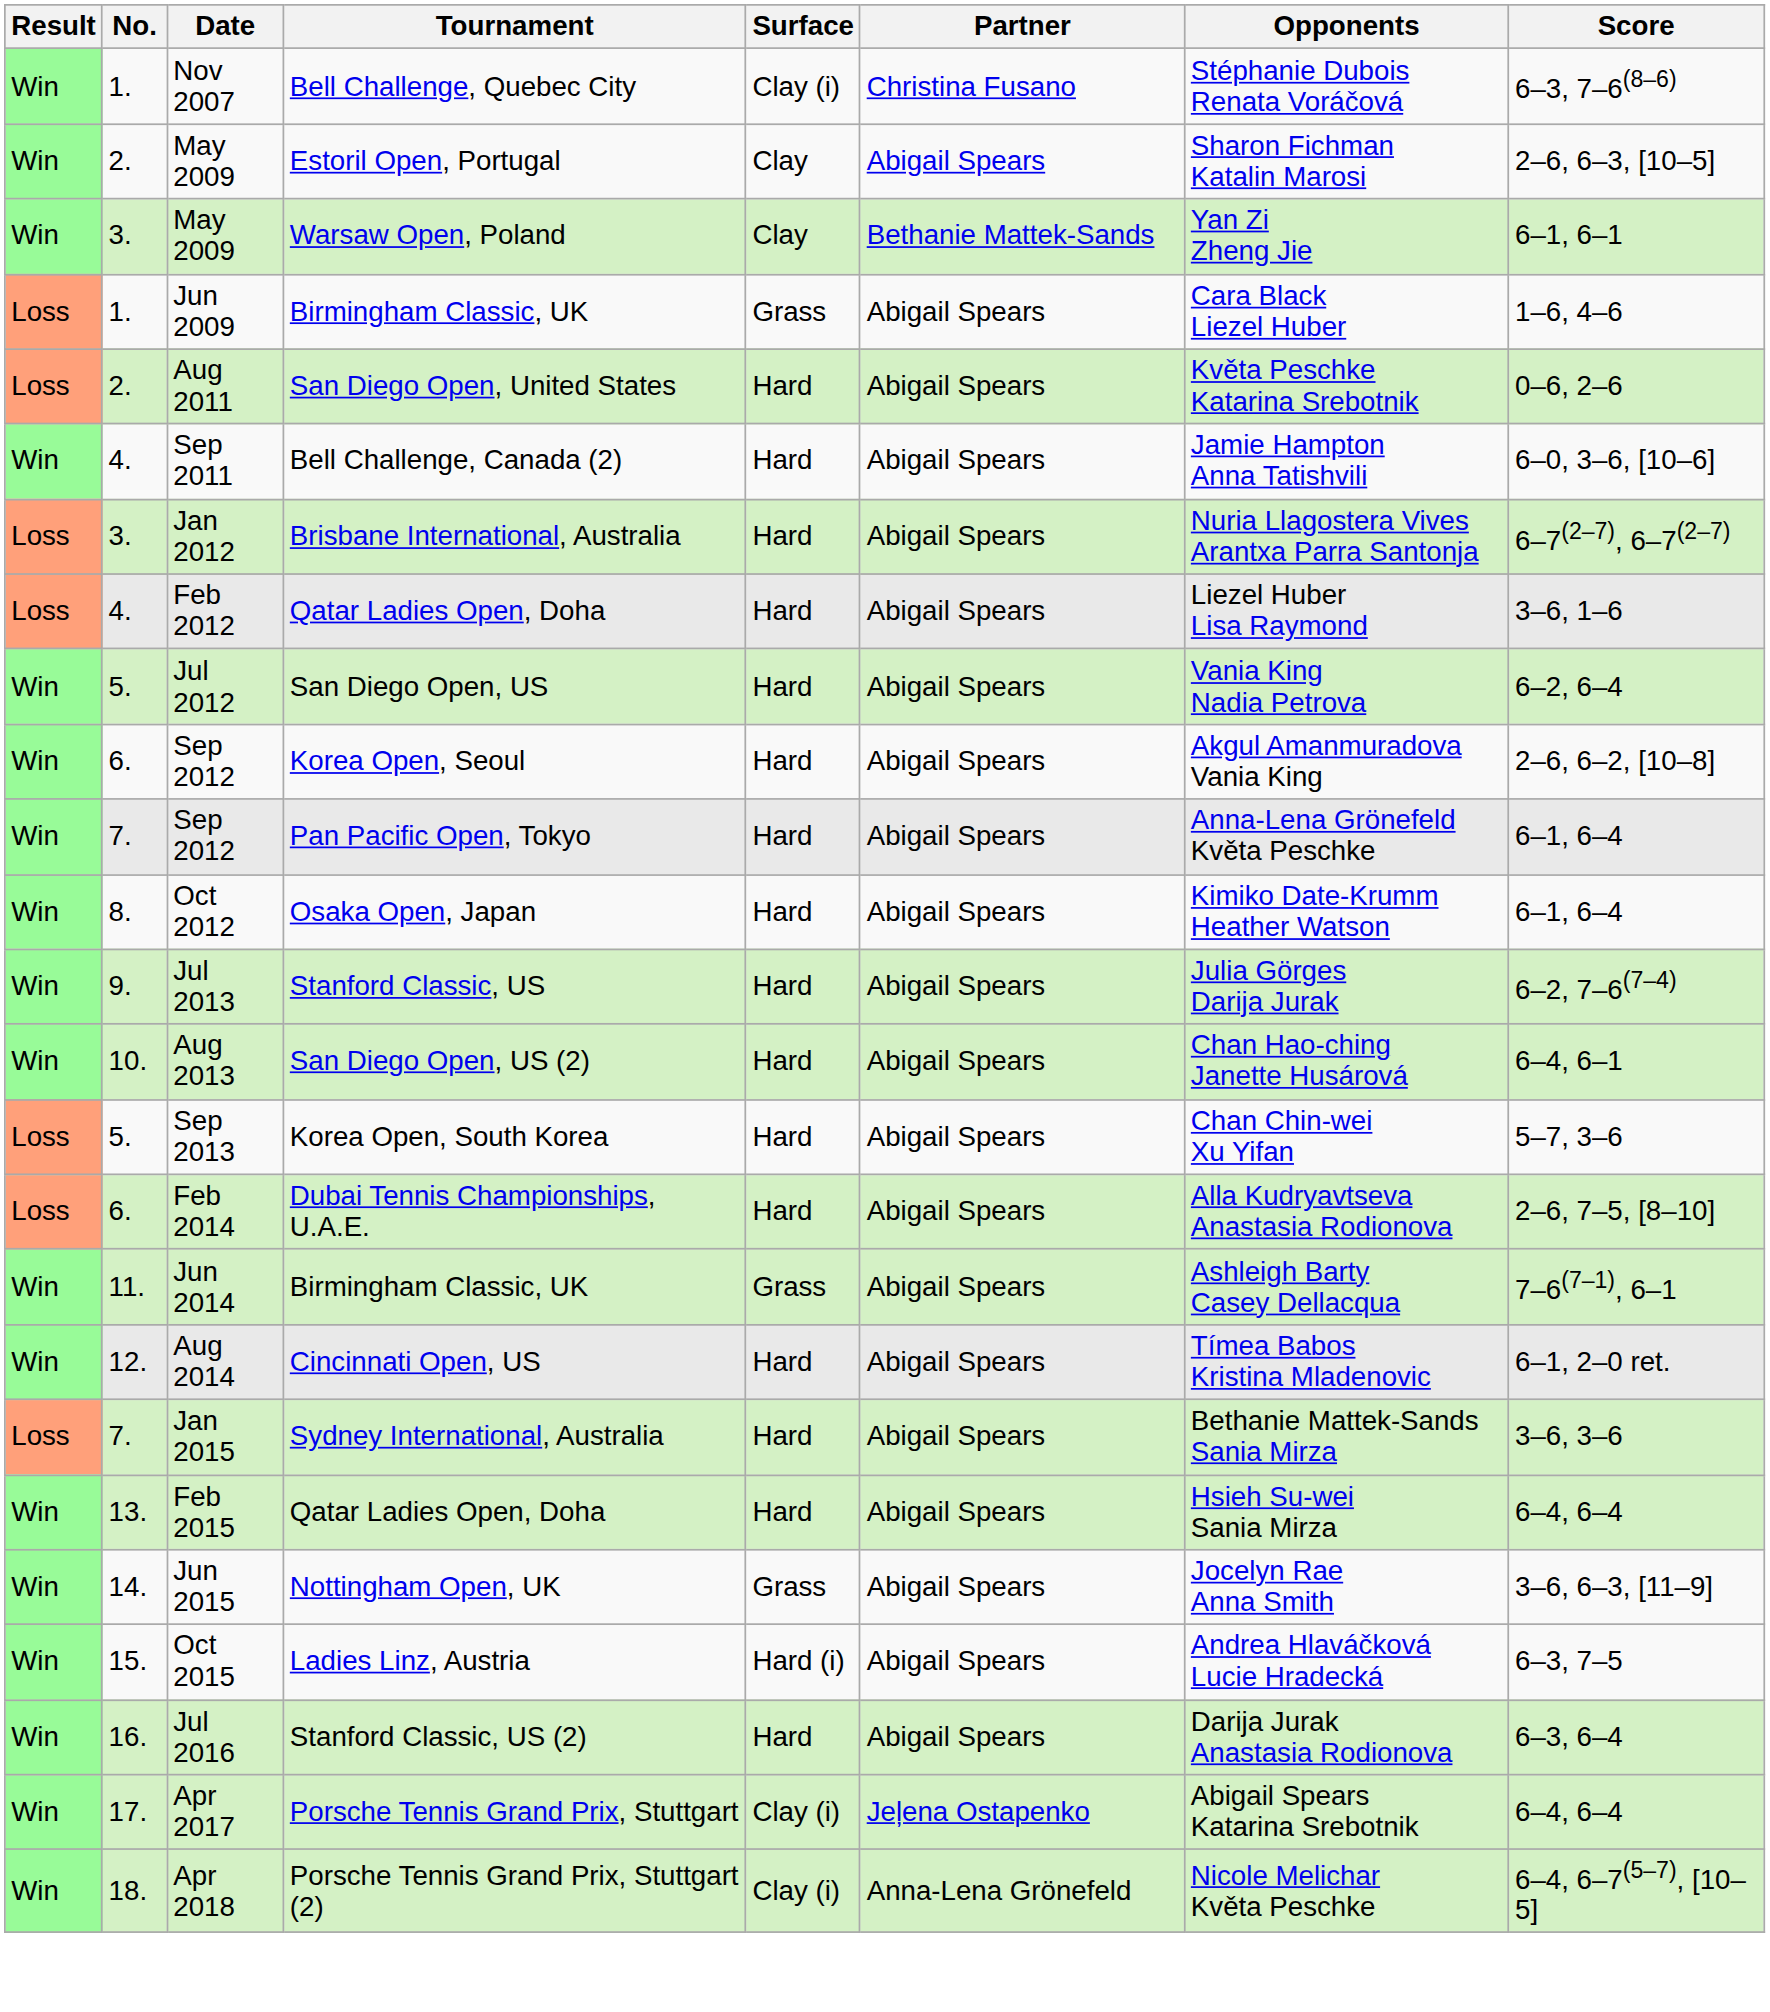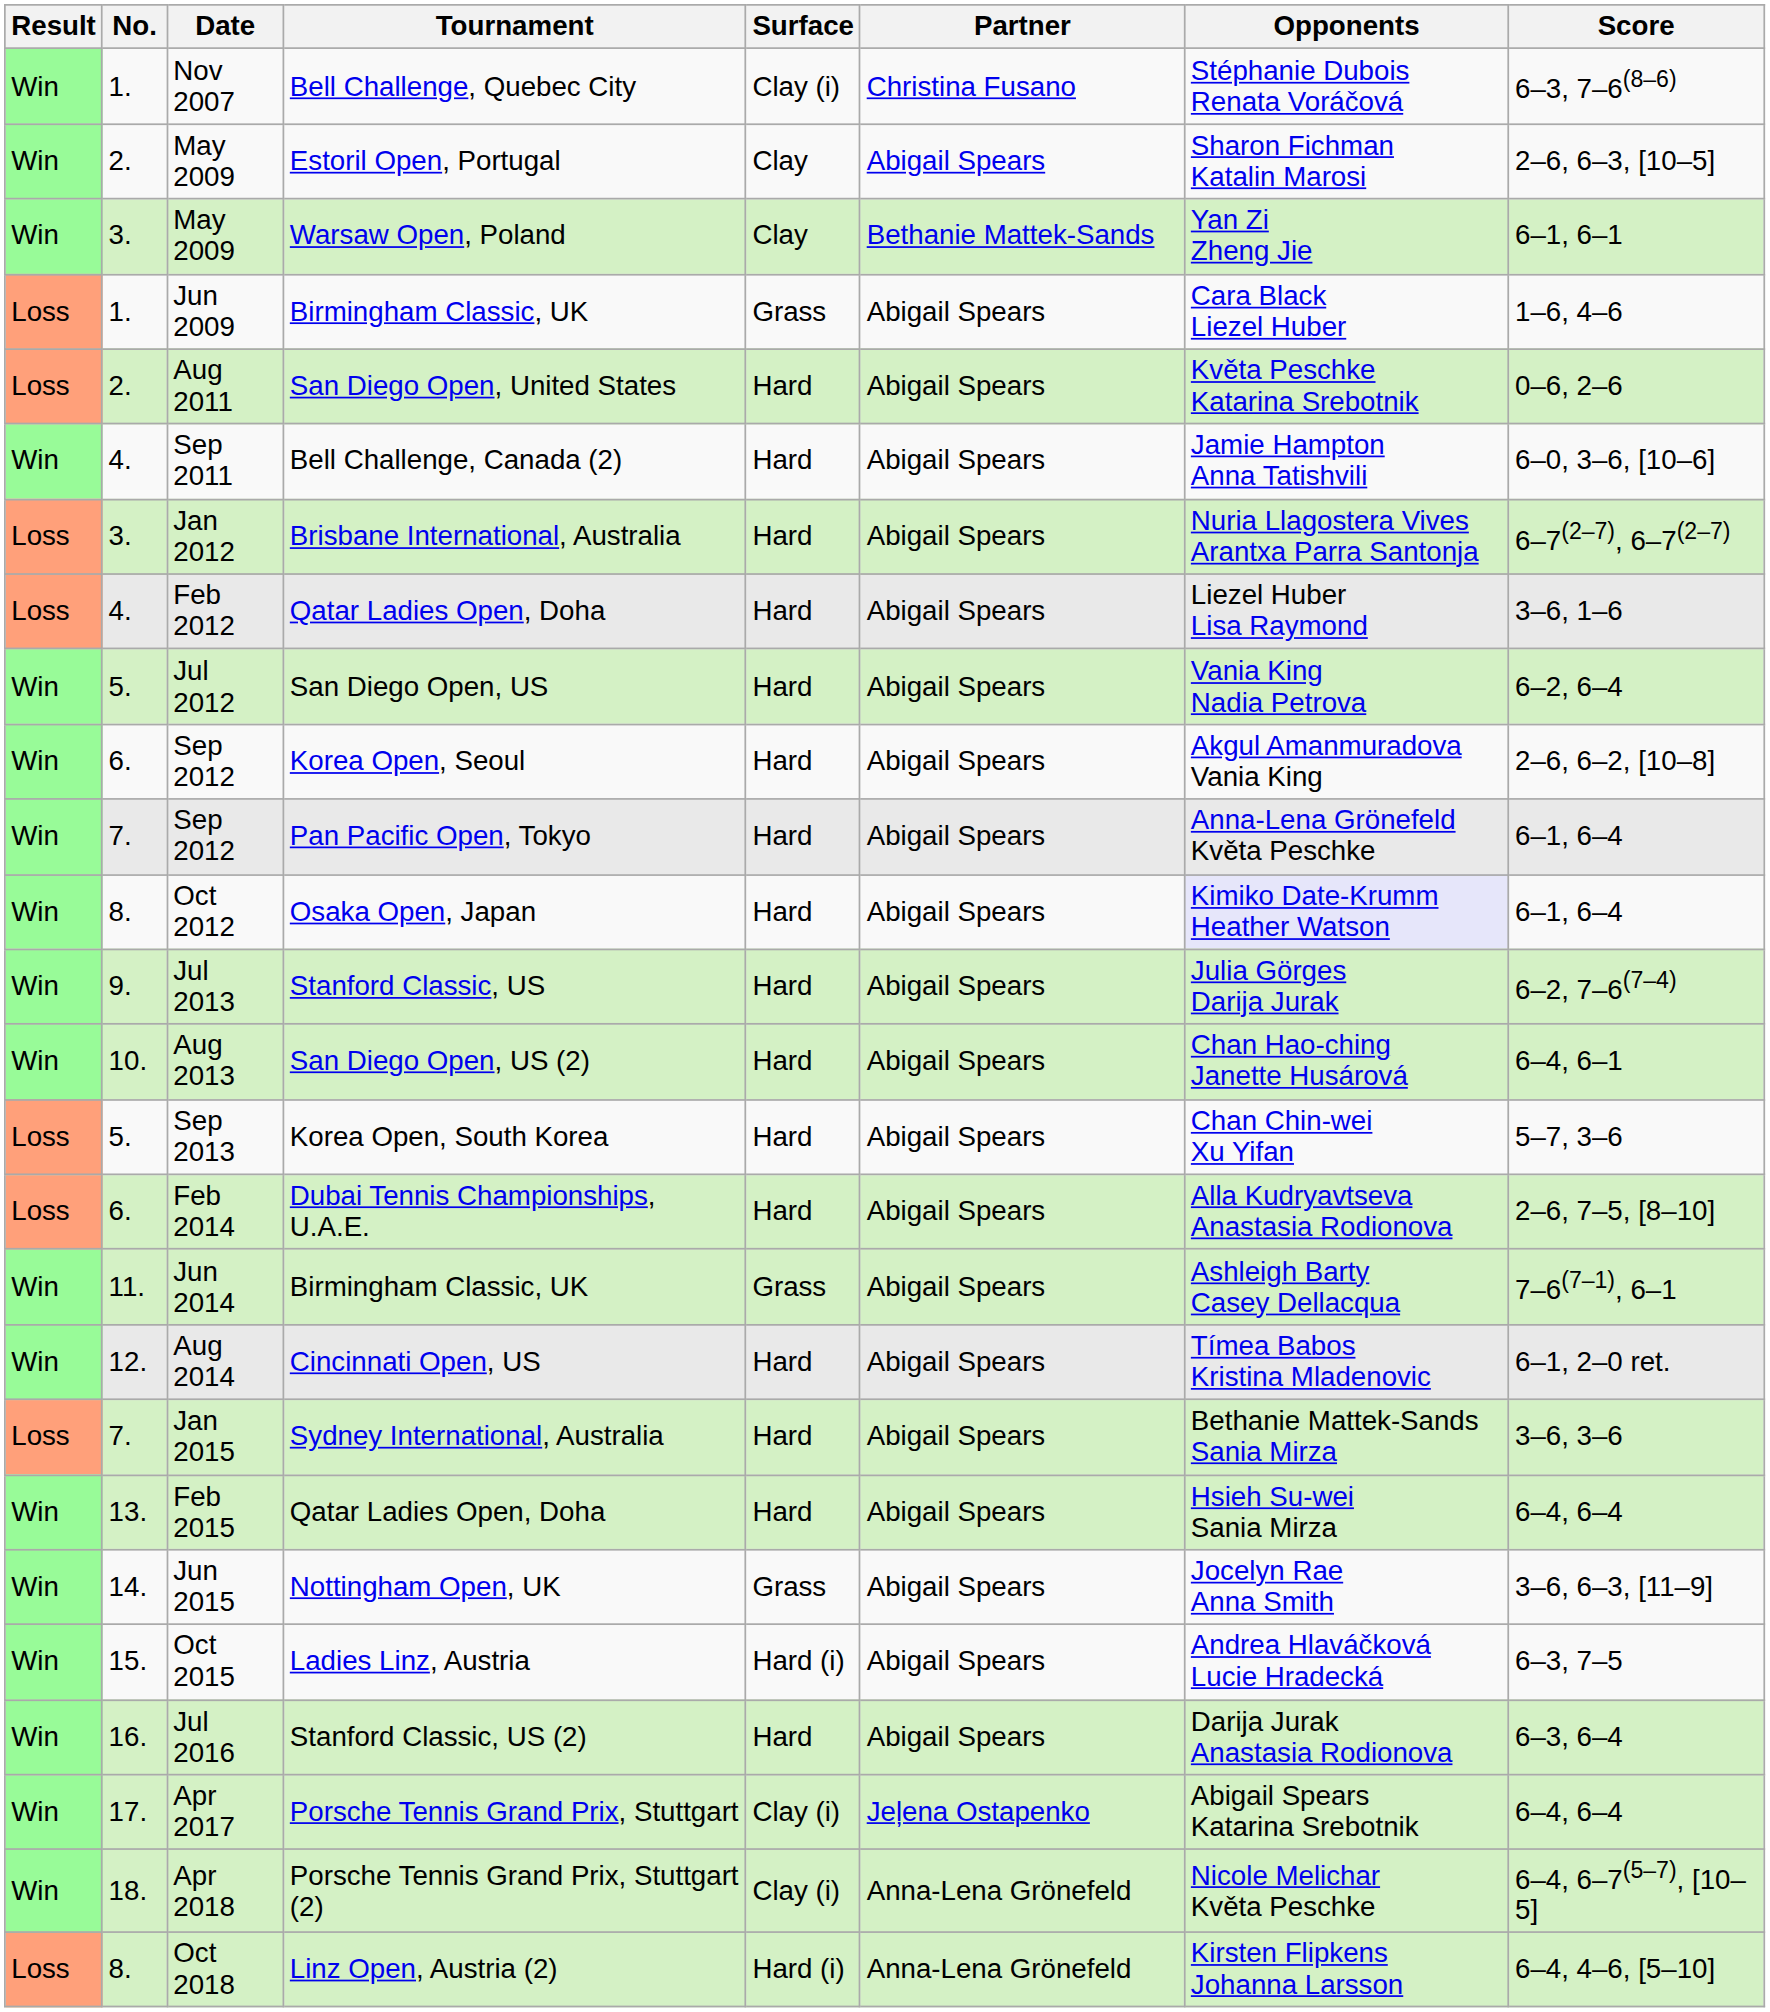(1315, 911) no background -> (1315, 911) lavender background
+ row: (204, 1969)
